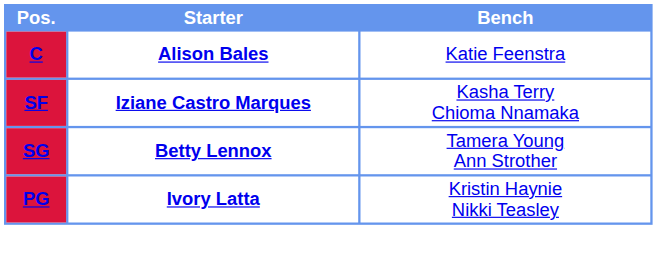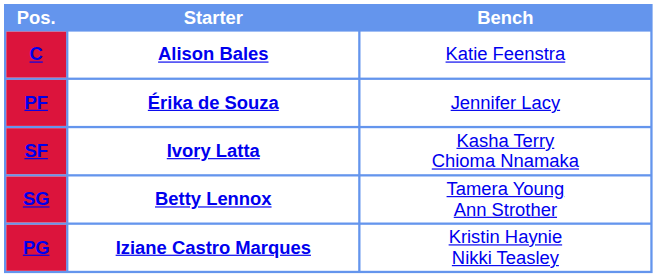+ row: (36, 102)
(213, 102) Iziane Castro Marques -> (213, 151) Ivory Latta
(213, 199) Ivory Latta -> (213, 247) Iziane Castro Marques
